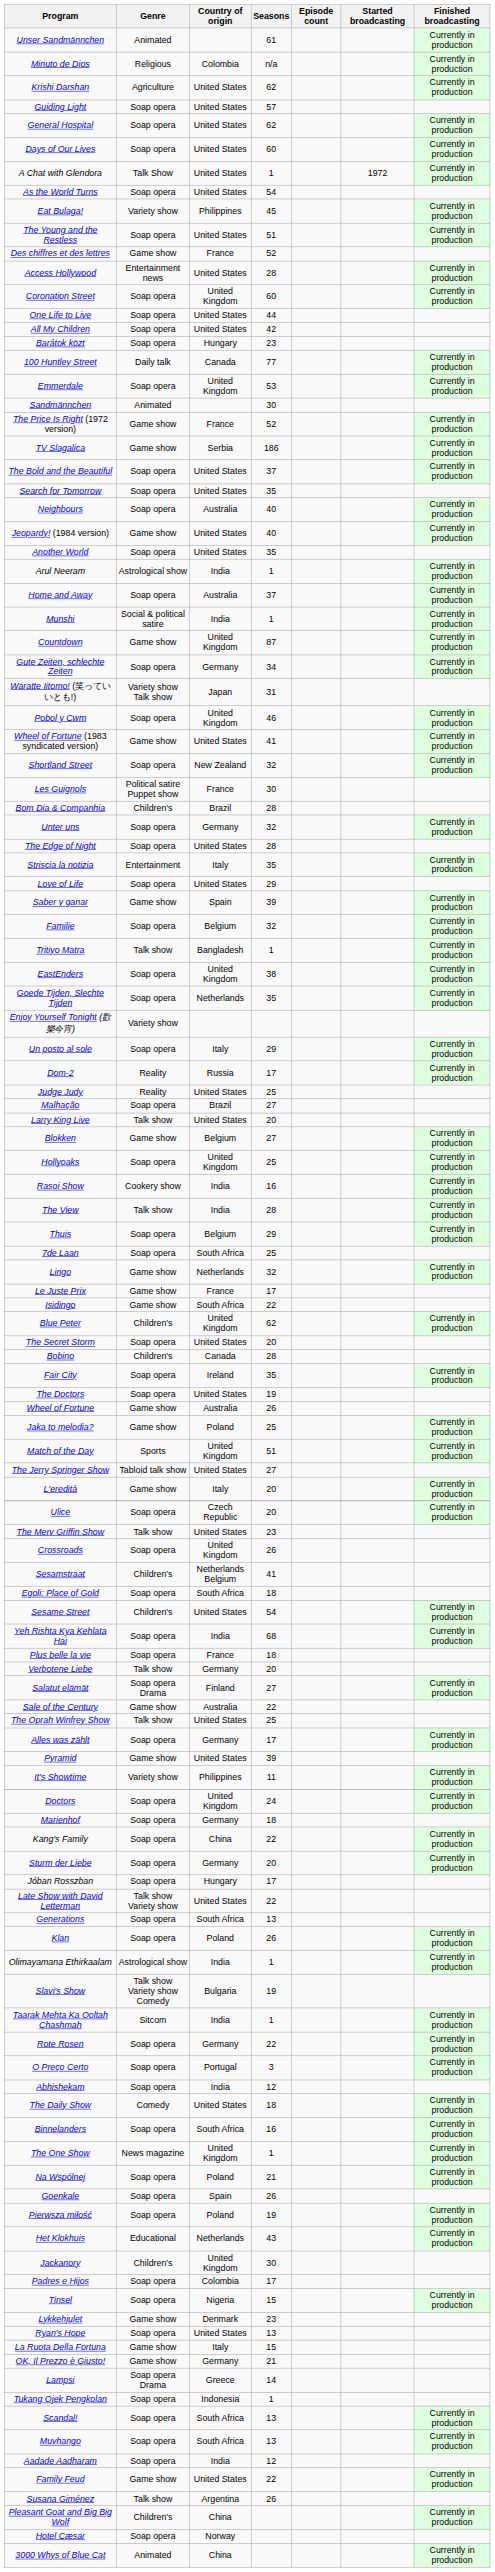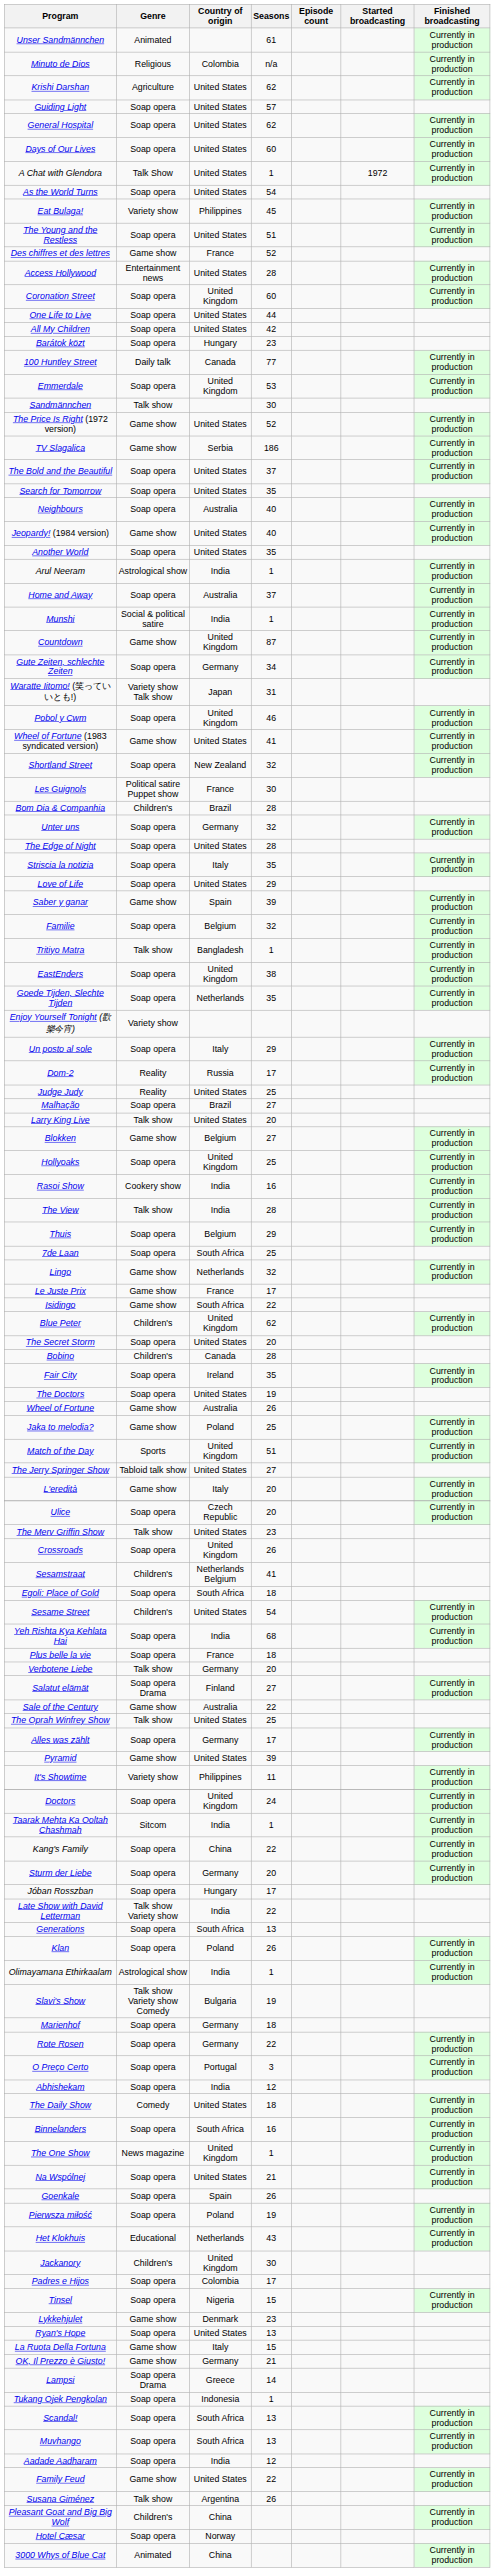(153, 405) Animated -> (153, 405) Talk show
(220, 424) France -> (220, 424) United States
(153, 865) Entertainment -> (153, 865) Soap opera
rows swapped: (60, 2020) <-> (60, 1820)
(220, 1901) United States -> (220, 1910) India
(220, 2177) Poland -> (220, 2177) United States
